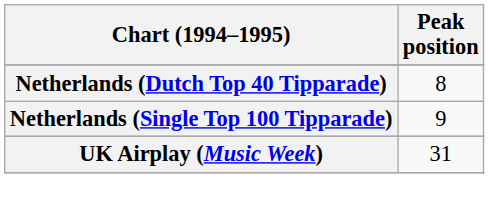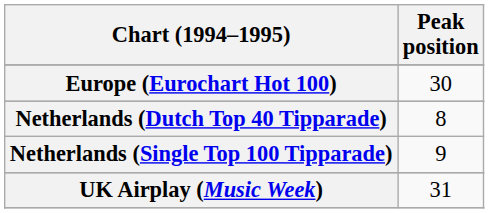+ row: (201, 82)
